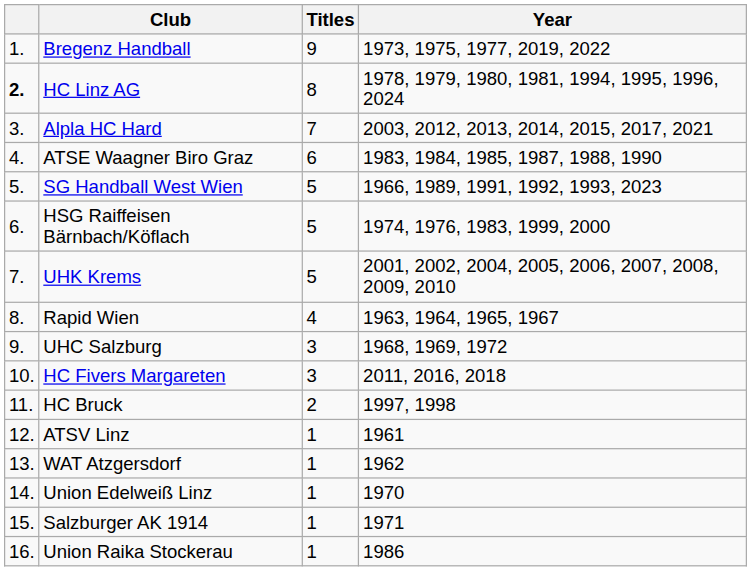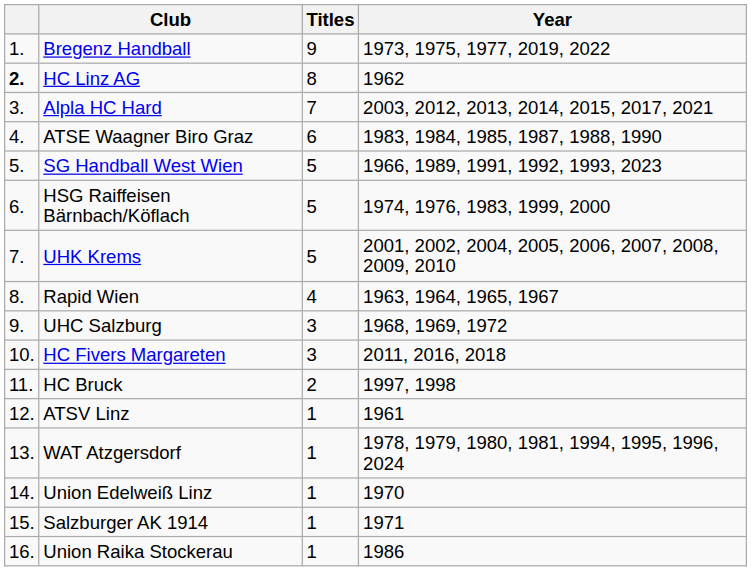(541, 89) 1978, 1979, 1980, 1981, 1994, 1995, 1996, 2024 -> (384, 78) 1962
(384, 463) 1962 -> (541, 453) 1978, 1979, 1980, 1981, 1994, 1995, 1996, 2024
